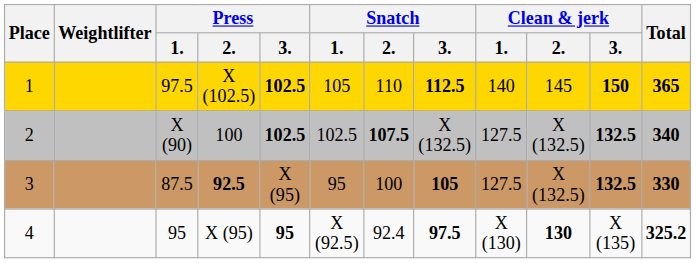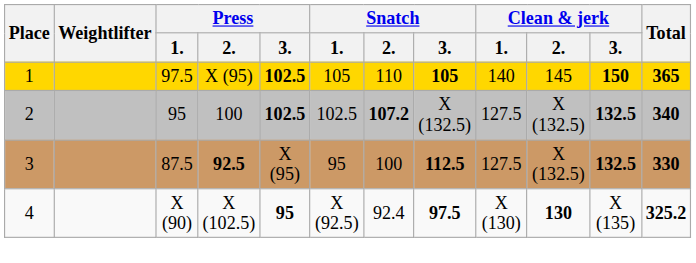(229, 86) X (102.5) -> (229, 76) X (95)
(445, 86) 112.5 -> (445, 76) 105
(177, 135) X (90) -> (177, 115) 95
(389, 135) 107.5 -> (389, 115) 107.2
(445, 184) 105 -> (445, 164) 112.5
(177, 233) 95 -> (177, 213) X (90)
(229, 233) X (95) -> (229, 213) X (102.5)
